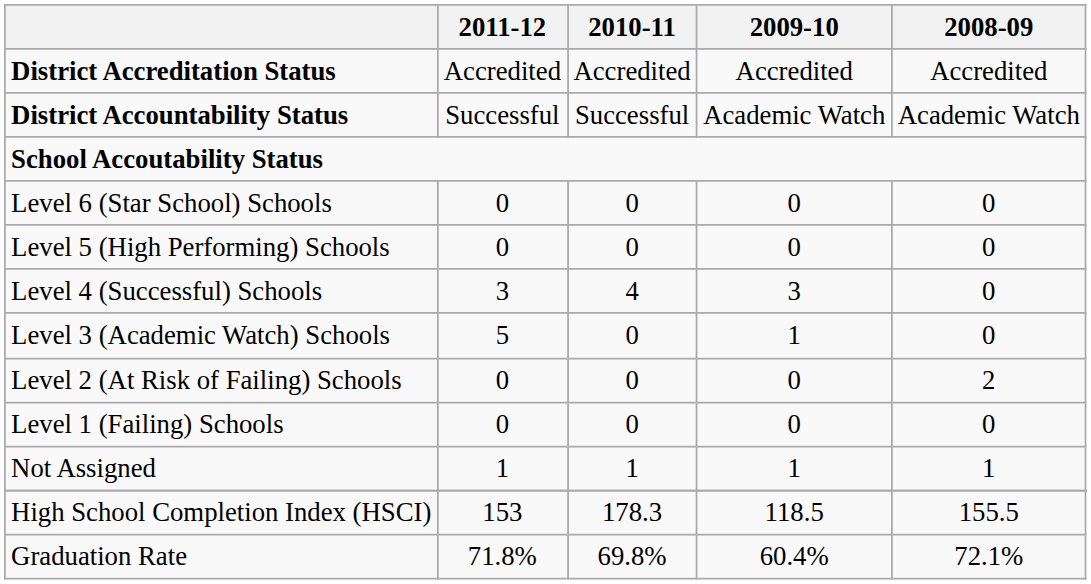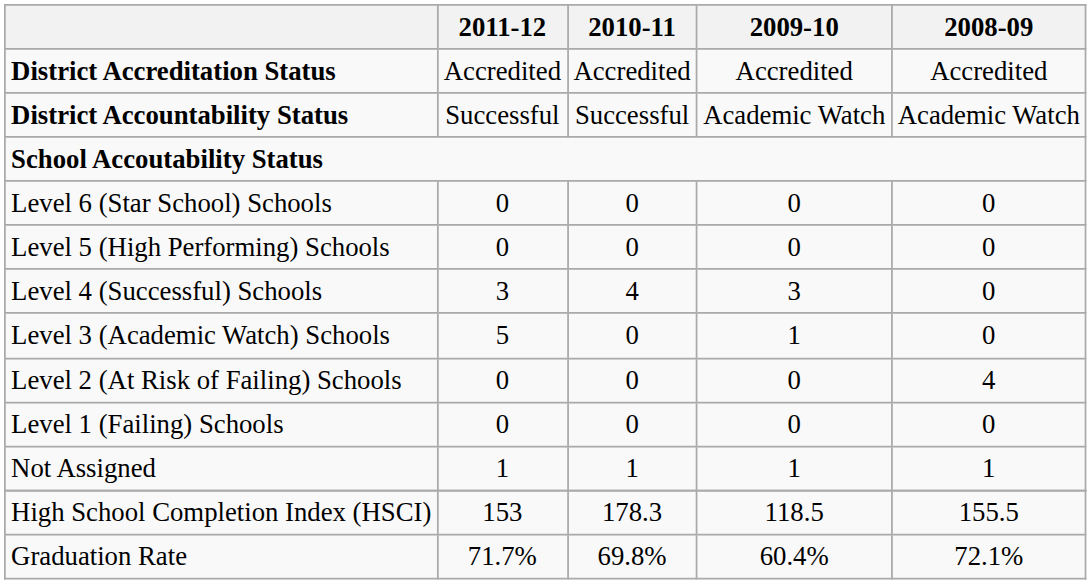(989, 379) 2 -> (989, 379) 4
(502, 556) 71.8% -> (502, 556) 71.7%
